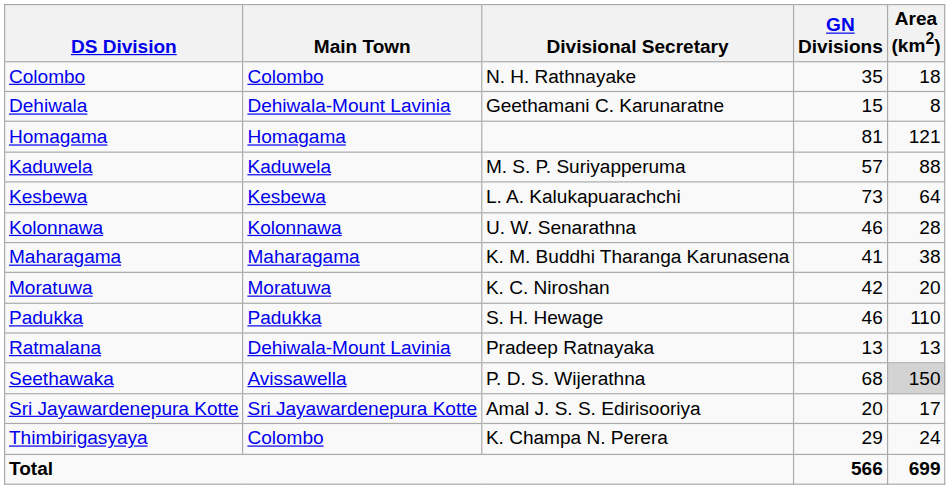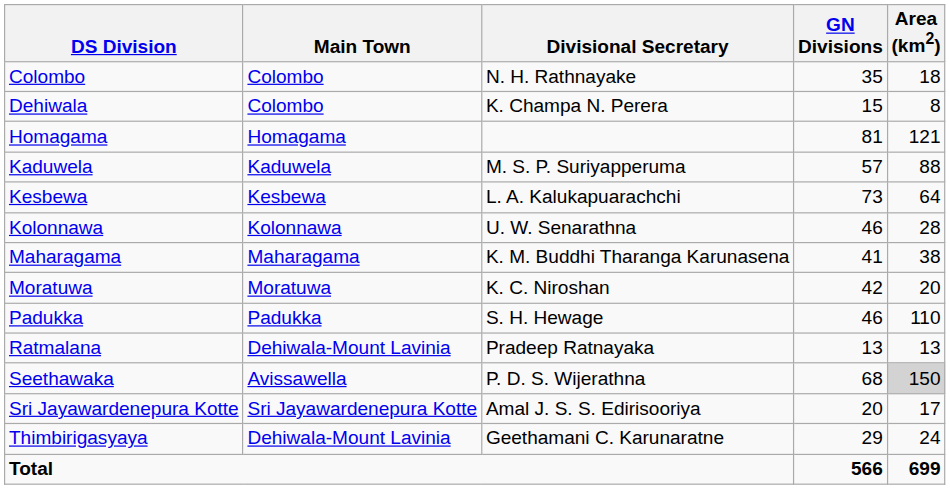(349, 106) Dehiwala-Mount Lavinia -> (286, 106) Colombo
(605, 106) Geethamani C. Karunaratne -> (577, 106) K. Champa N. Perera
(286, 438) Colombo -> (349, 438) Dehiwala-Mount Lavinia
(577, 438) K. Champa N. Perera -> (605, 438) Geethamani C. Karunaratne
